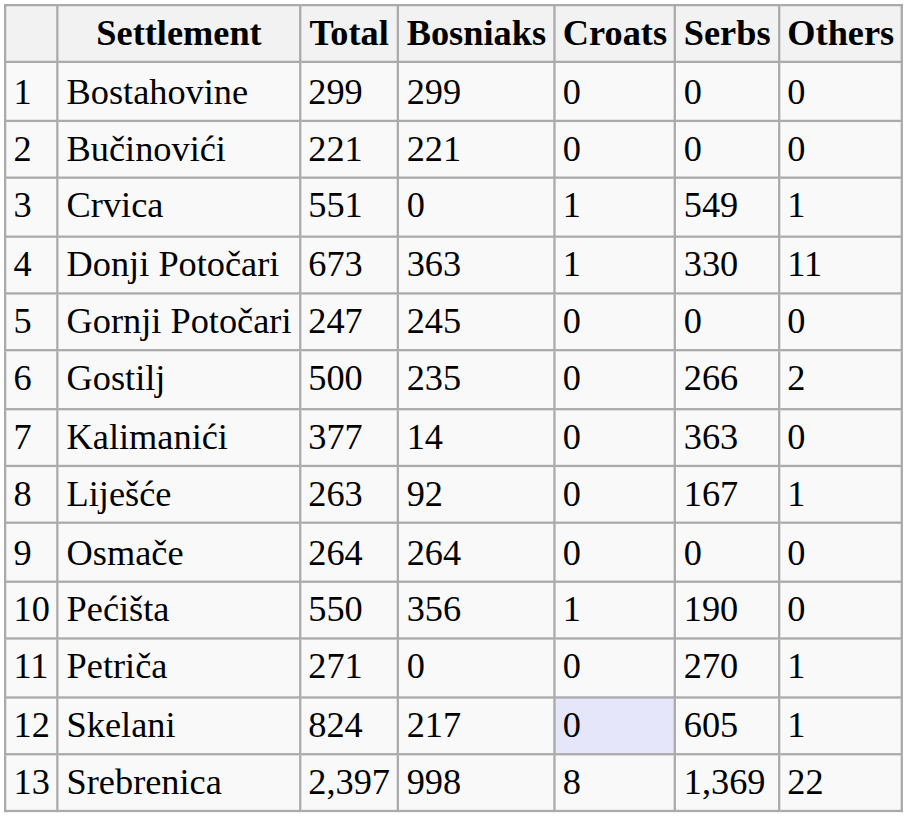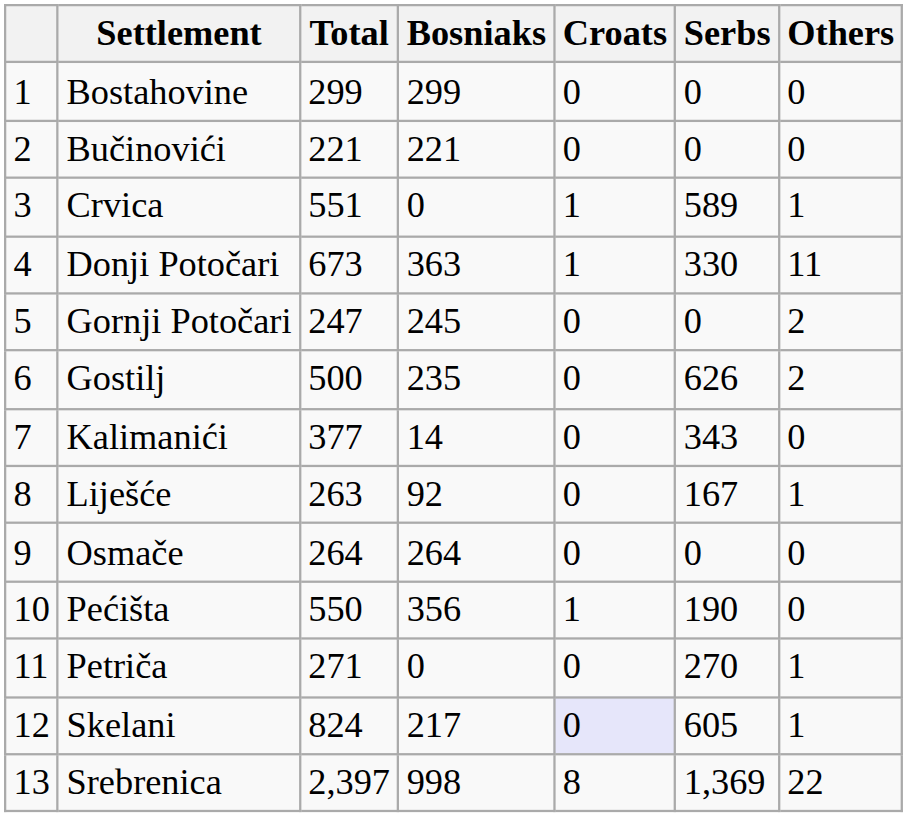(711, 206) 549 -> (711, 206) 589
(796, 321) 0 -> (796, 321) 2
(711, 378) 266 -> (711, 378) 626
(711, 436) 363 -> (711, 436) 343
